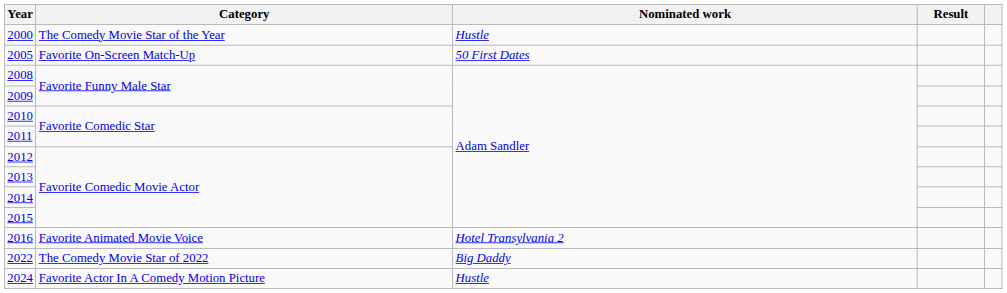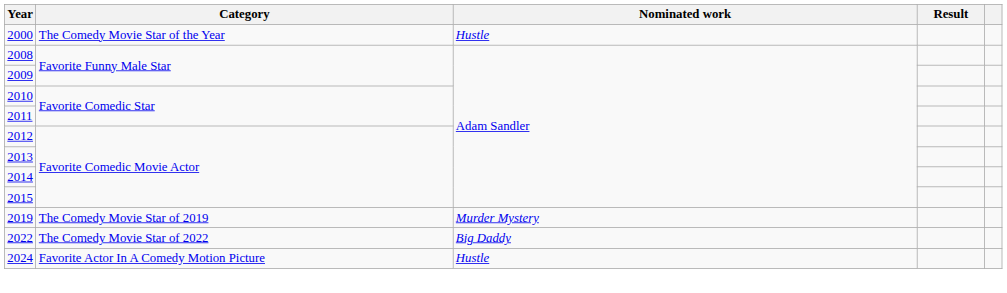- row: (20, 55)
- row: (20, 237)
+ row: (20, 217)
